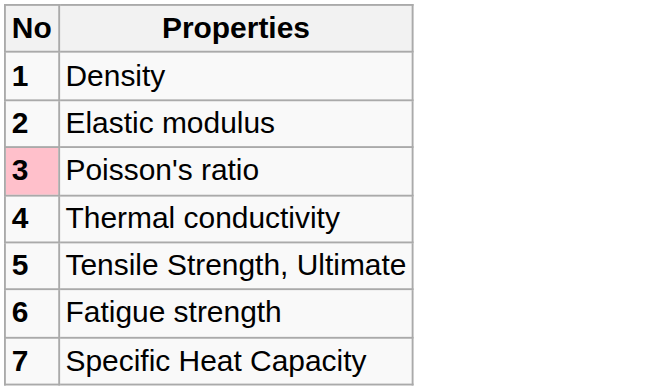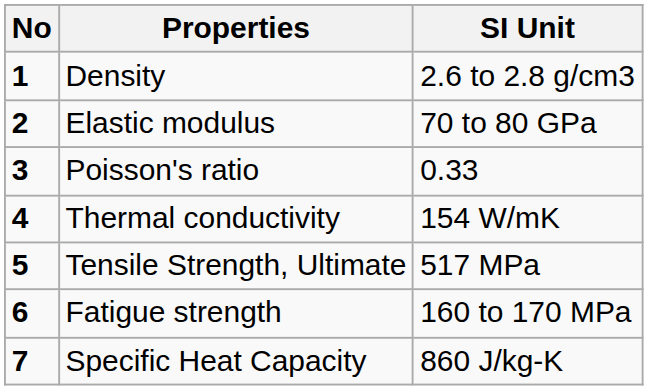+ column: (527, 28)
(20, 170) pink background -> (20, 170) no background
